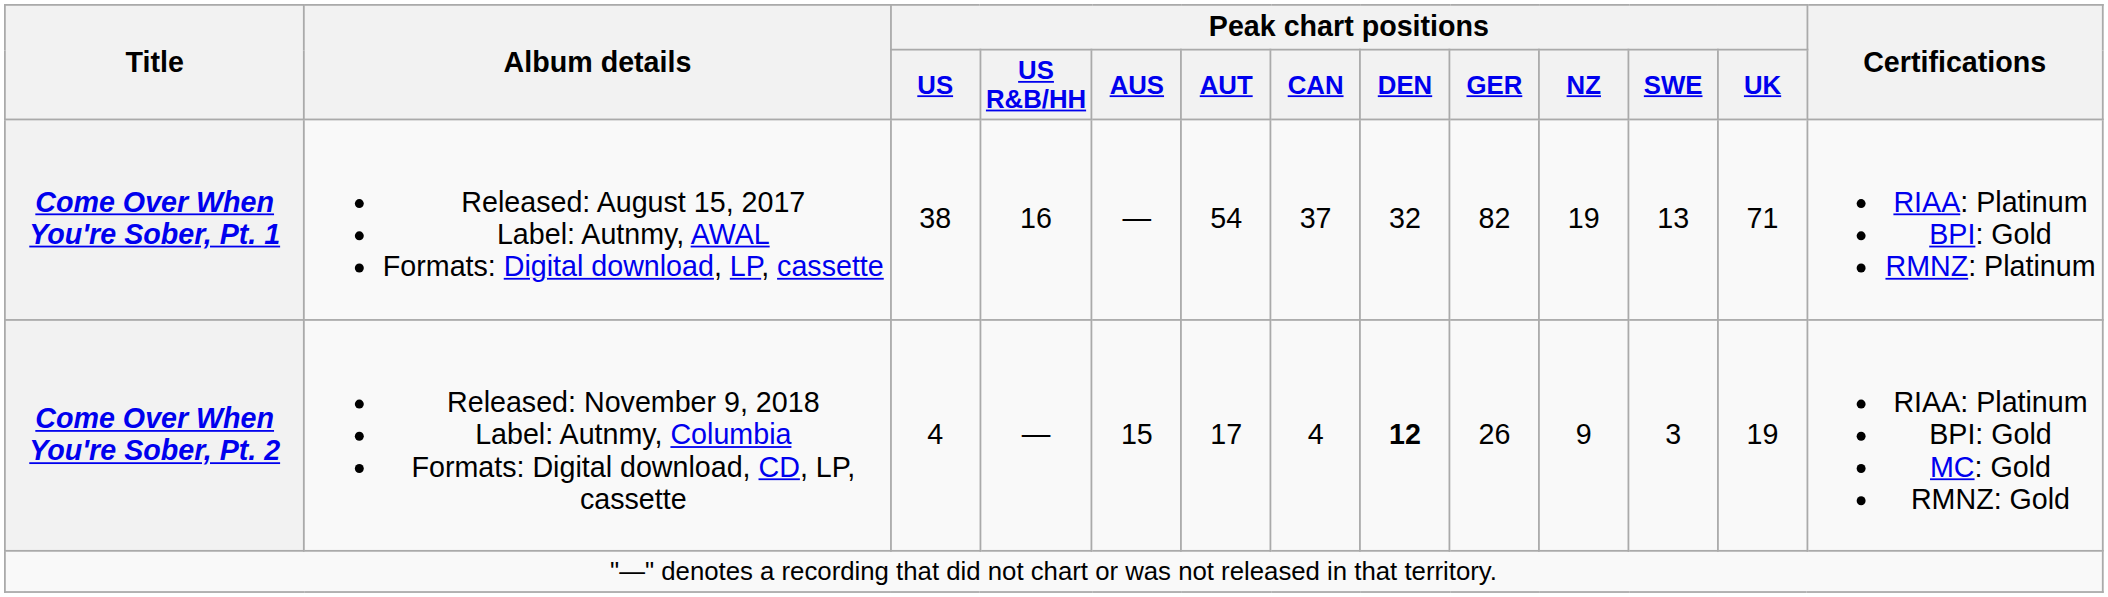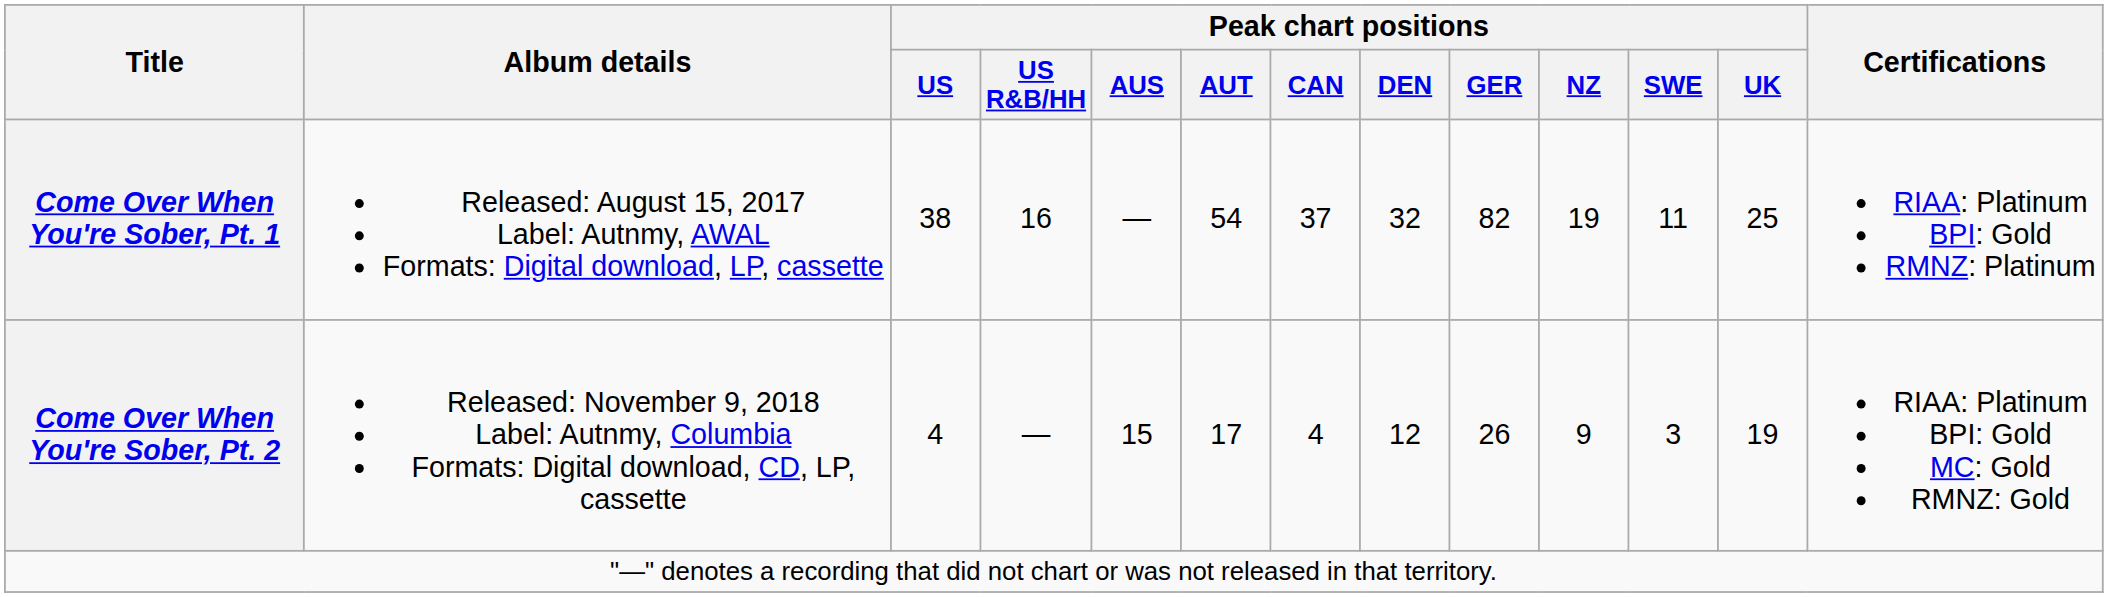(1673, 218) 13 -> (1673, 218) 11
(1763, 218) 71 -> (1763, 218) 25
(1405, 434) bold -> (1405, 434) normal
